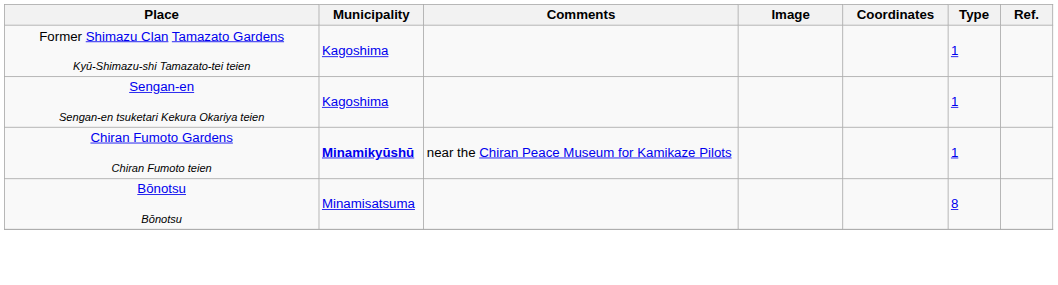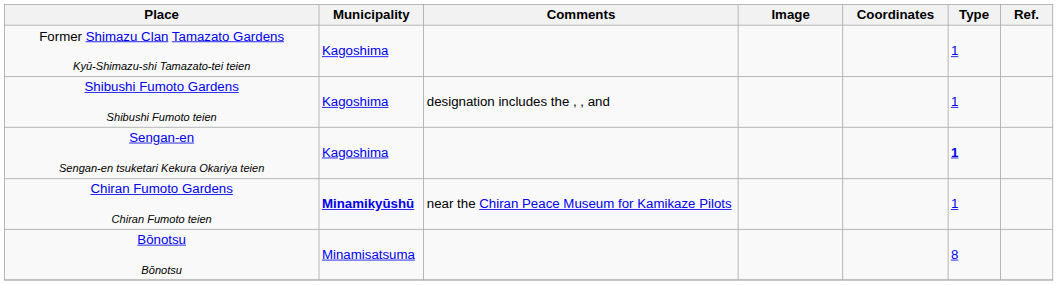+ row: (162, 101)
(955, 101) normal -> (955, 152) bold
